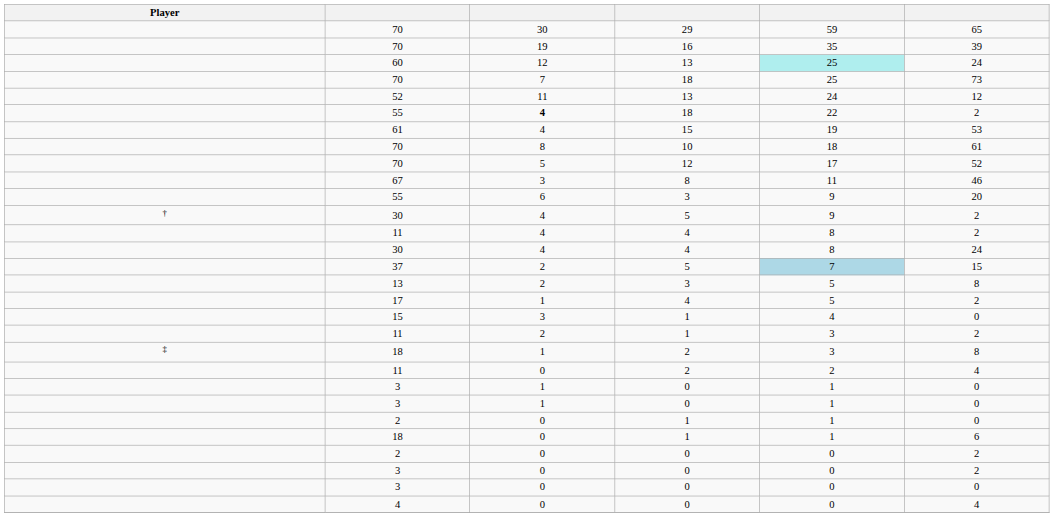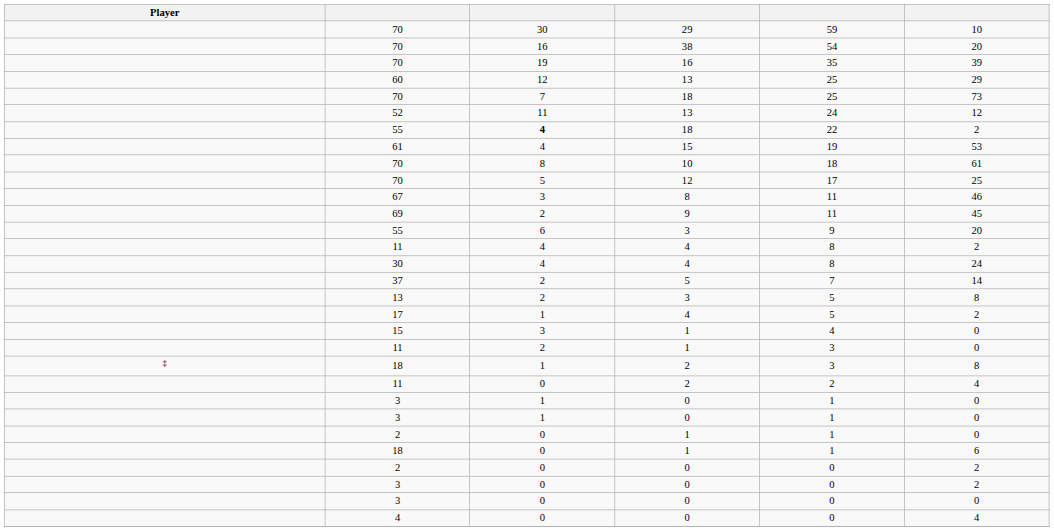(977, 29) 65 -> (977, 29) 10
+ row: (398, 46)
(832, 63) paleturquoise background -> (832, 79) no background
(977, 63) 24 -> (977, 79) 29
(977, 163) 52 -> (977, 180) 25
+ row: (398, 213)
- row: (398, 215)
(832, 266) lightblue background -> (832, 280) no background
(977, 266) 15 -> (977, 280) 14
(977, 333) 2 -> (977, 347) 0
